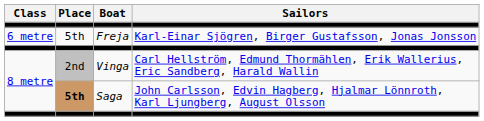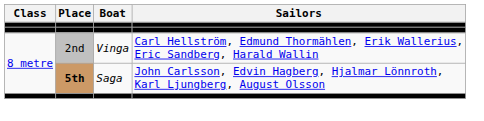- row: (113, 36)
